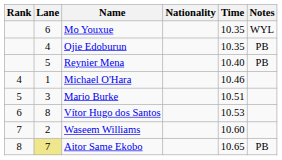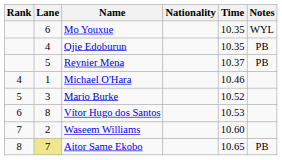(233, 63) 10.40 -> (233, 63) 10.37
(233, 96) 10.51 -> (233, 96) 10.52
